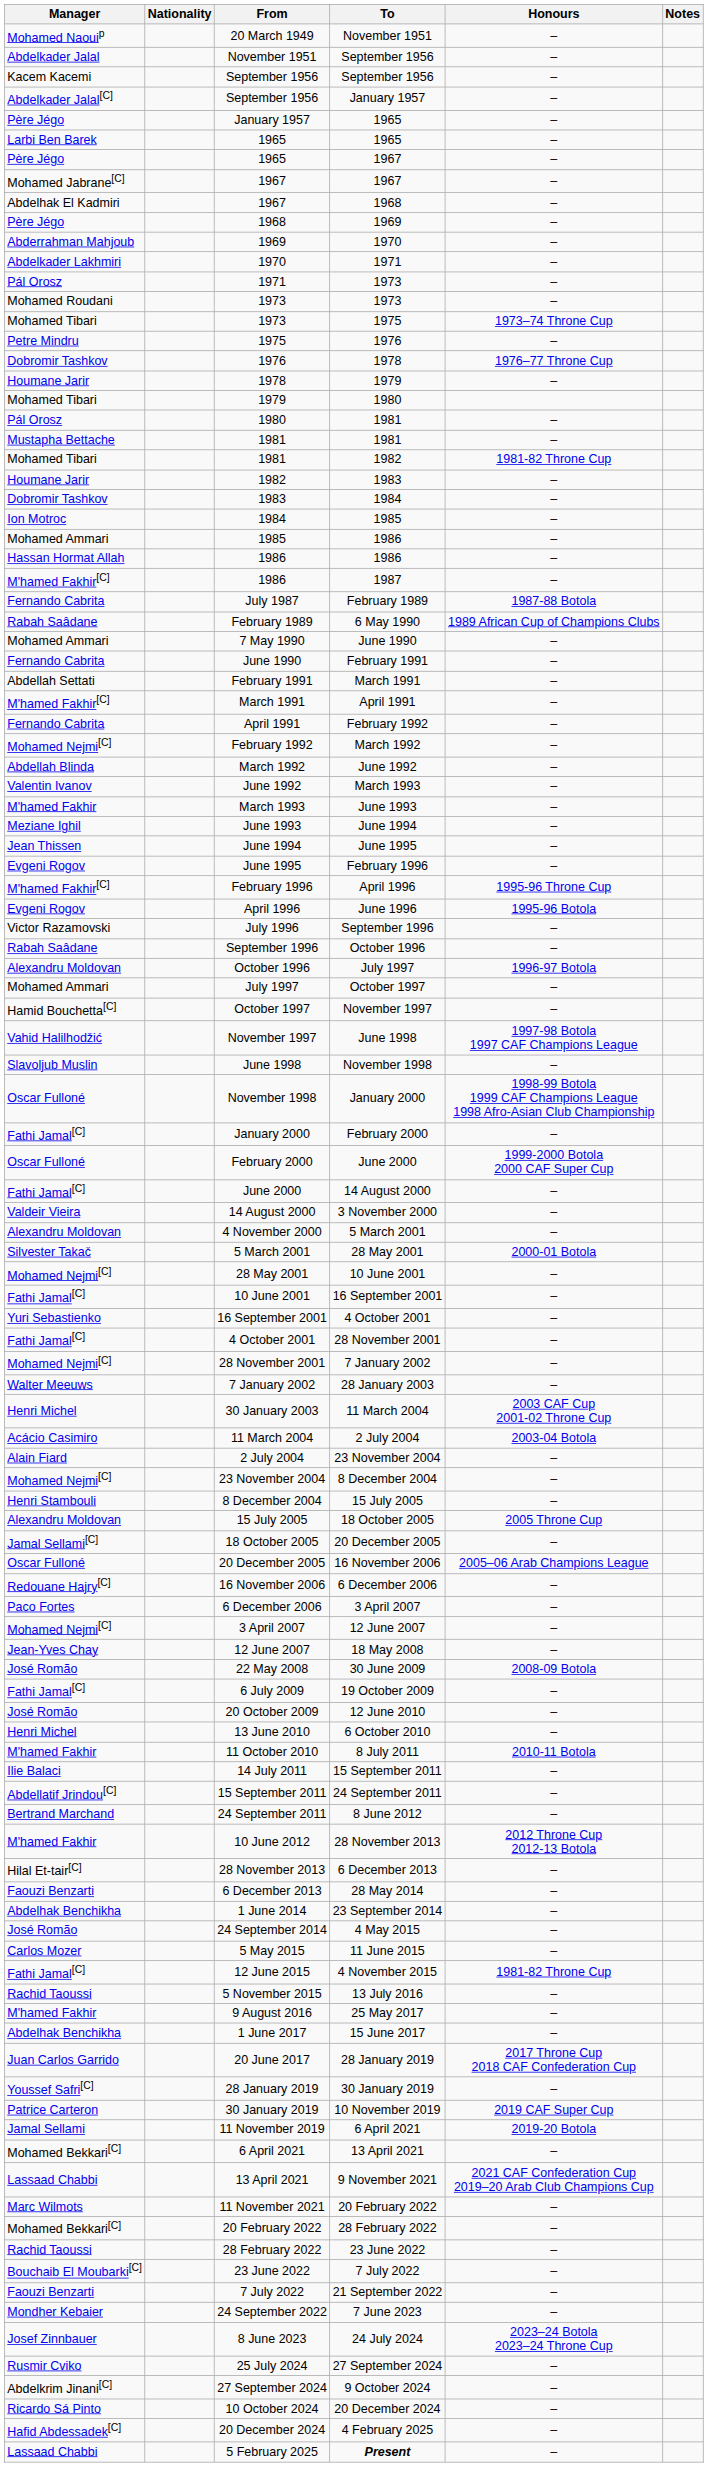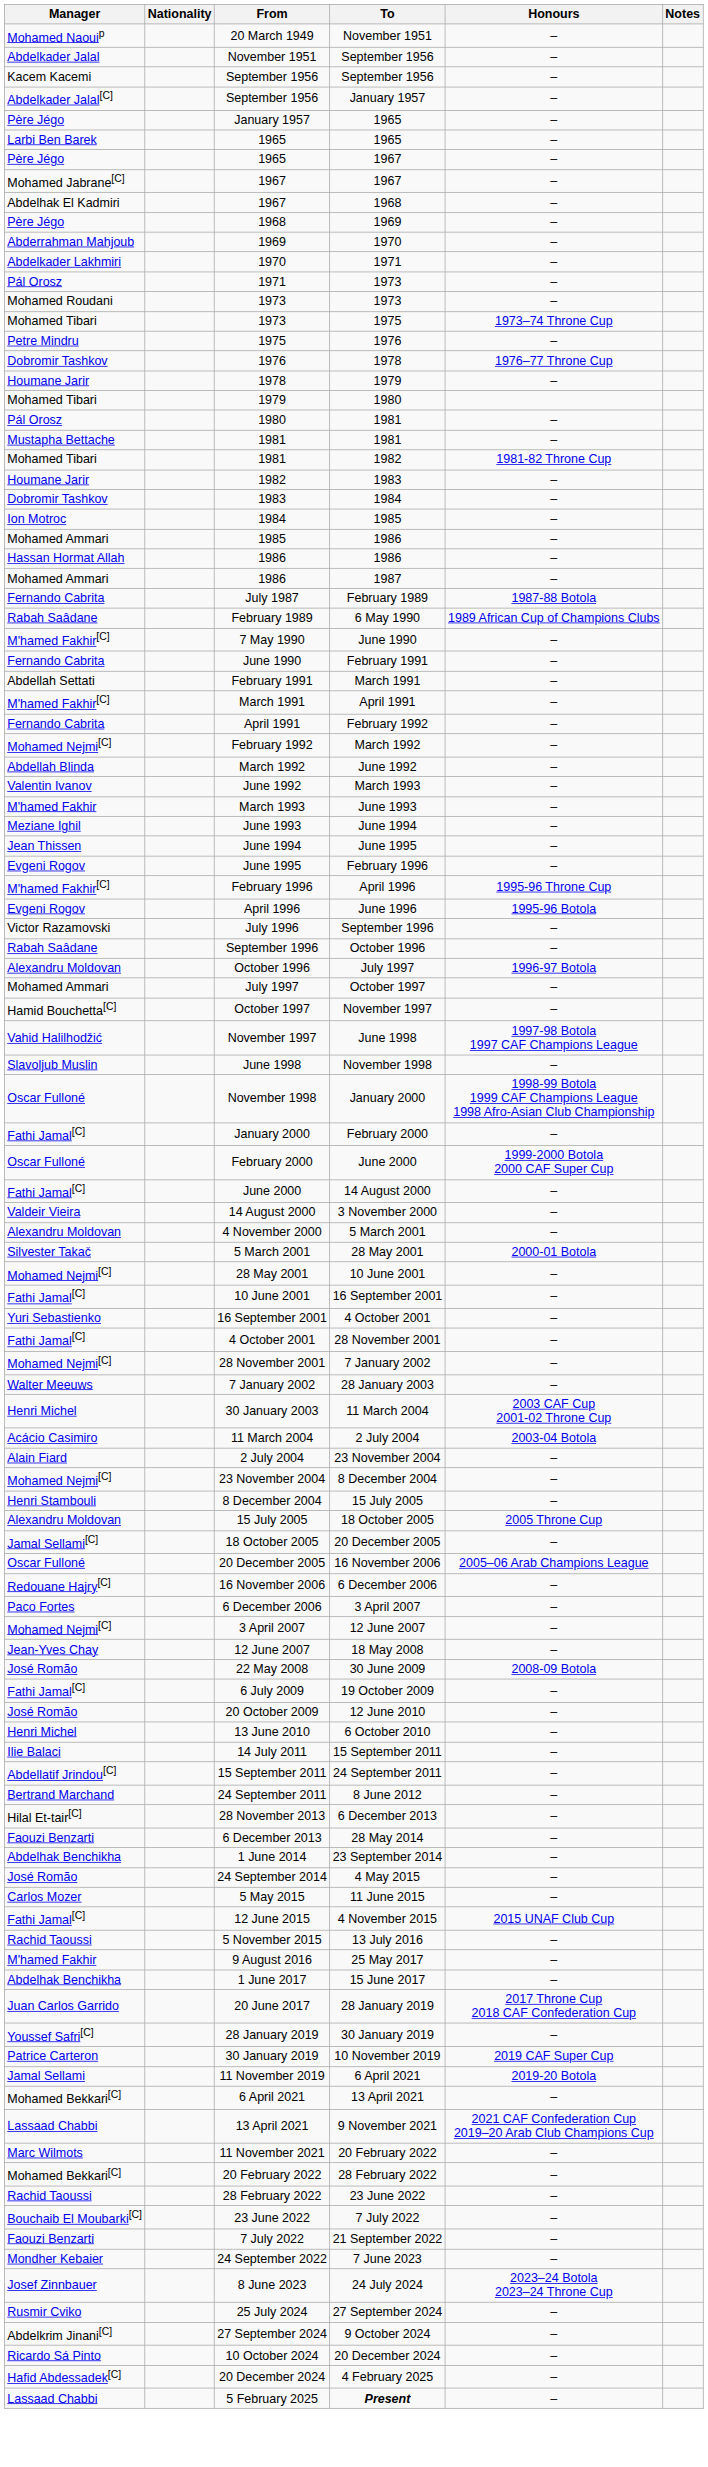(58, 580) M'hamed Fakhir[C] -> (58, 578) Mohamed Ammari
(58, 641) Mohamed Ammari -> (58, 639) M'hamed Fakhir[C]
- row: (272, 1751)
- row: (272, 1841)
(554, 1972) 1981-82 Throne Cup -> (554, 1918) 2015 UNAF Club Cup
